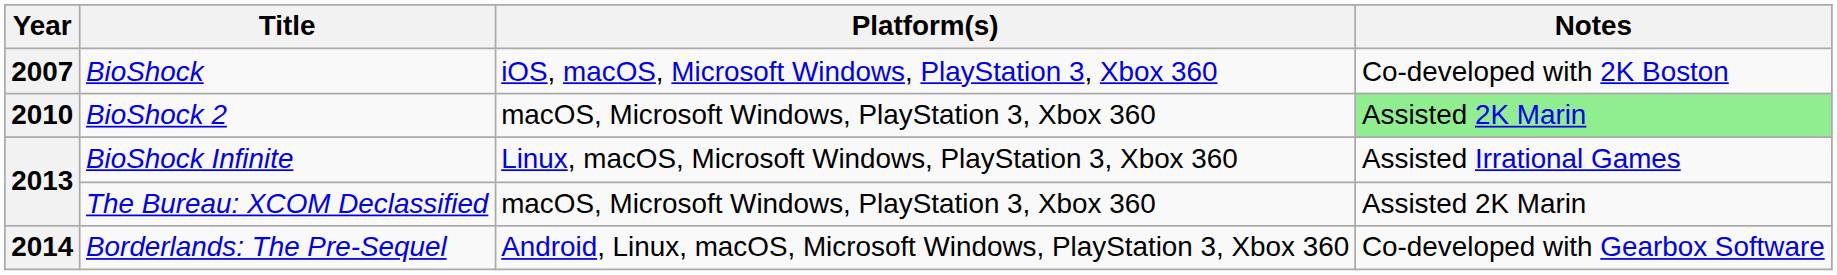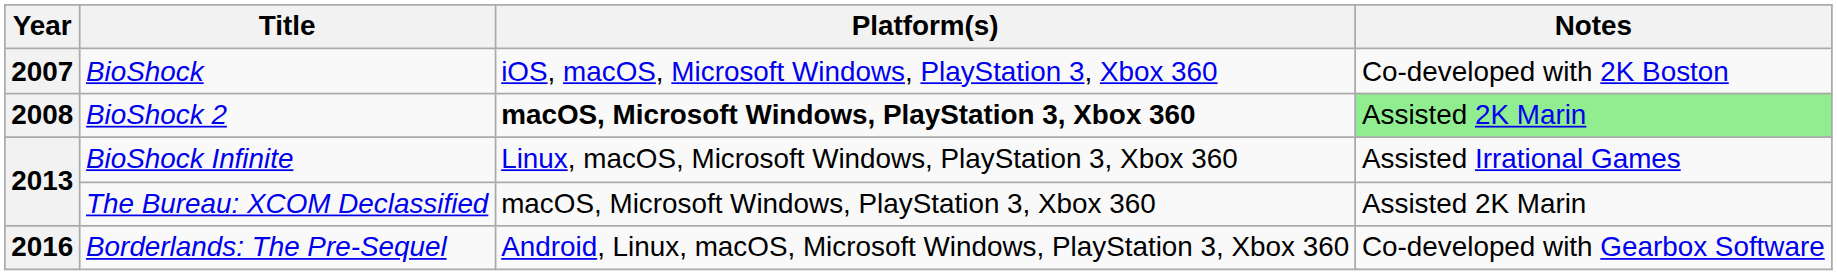(42, 114) 2010 -> (42, 114) 2008
(828, 114) normal -> (848, 114) bold
(42, 247) 2014 -> (42, 247) 2016
